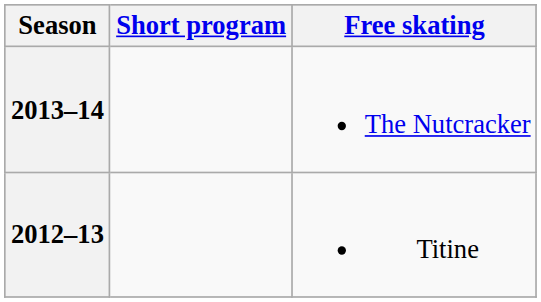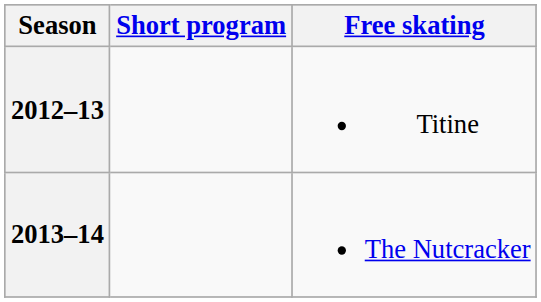rows swapped: (57, 109) <-> (57, 234)
